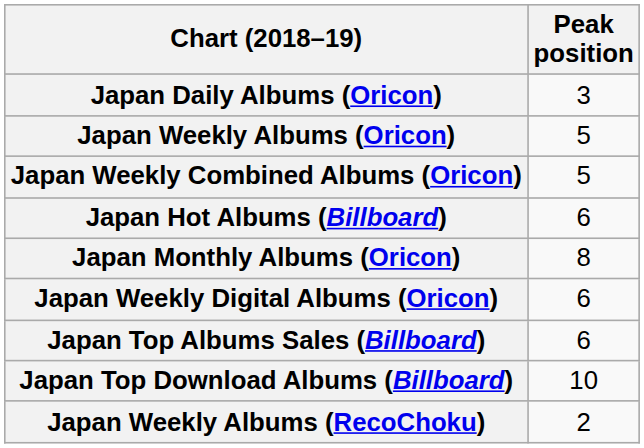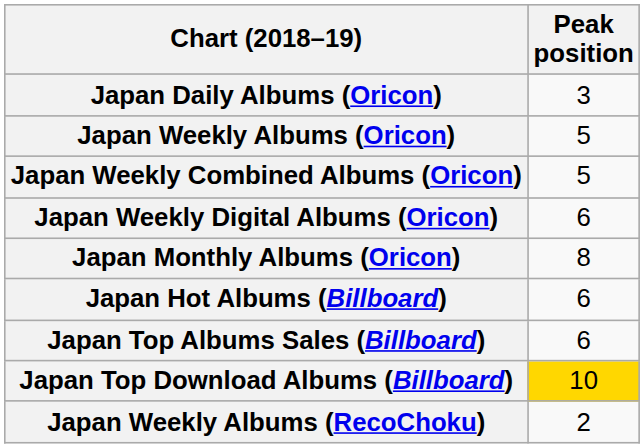rows swapped: (266, 299) <-> (266, 217)
(584, 380) no background -> (584, 380) gold background
